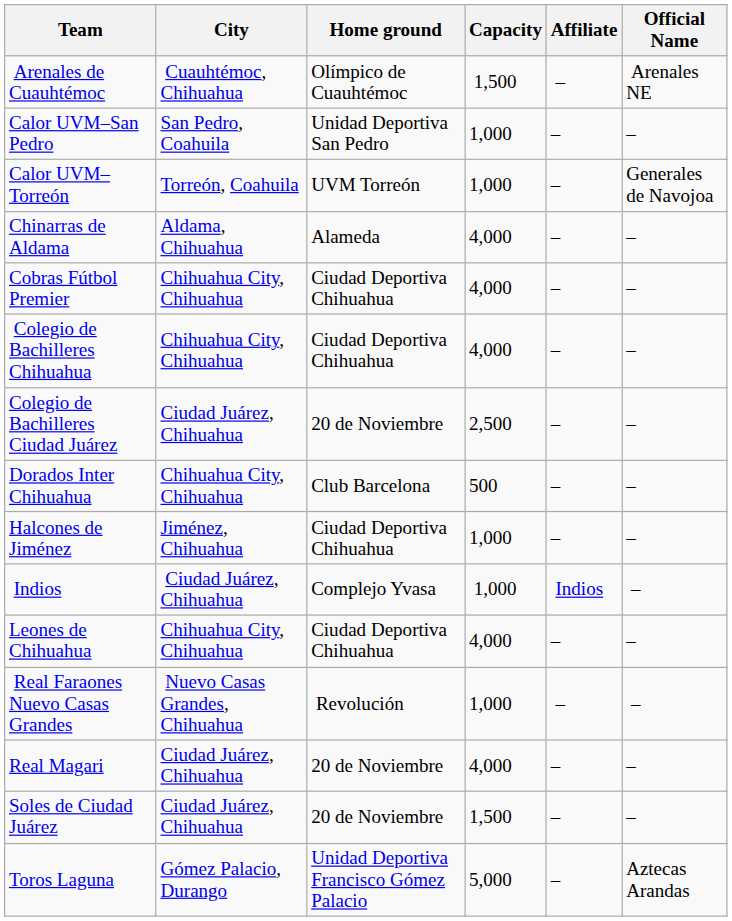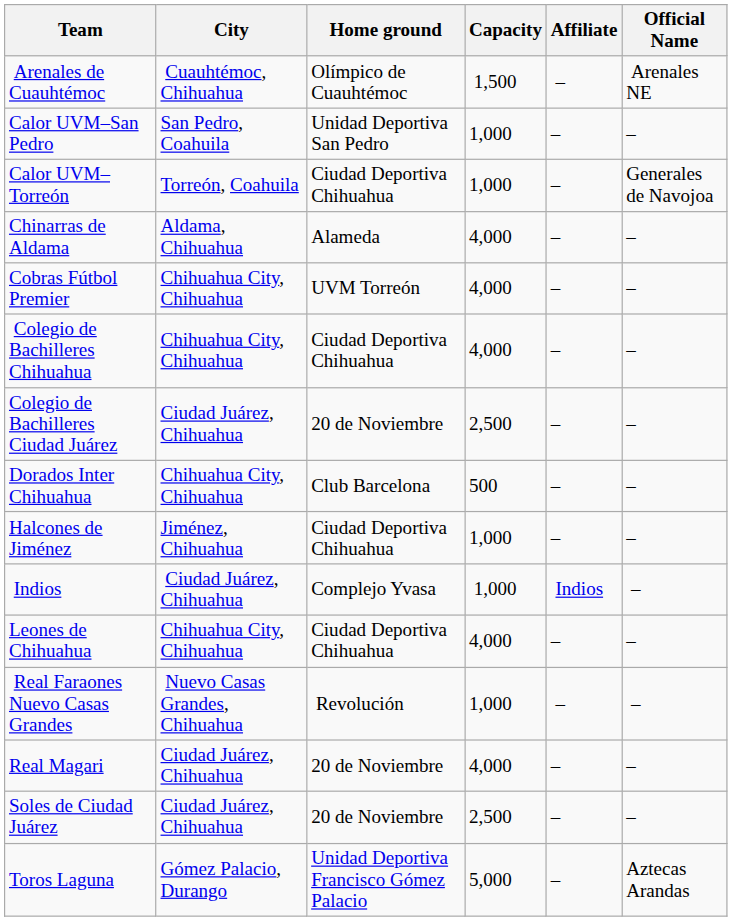(366, 185) UVM Torreón -> (379, 185) Ciudad Deportiva Chihuahua
(379, 288) Ciudad Deportiva Chihuahua -> (366, 288) UVM Torreón
(490, 817) 1,500 -> (490, 817) 2,500
